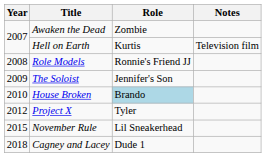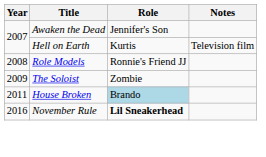(131, 29) Zombie -> (139, 29) Jennifer's Son
(144, 78) Jennifer's Son -> (126, 78) Zombie
(17, 95) 2010 -> (17, 95) 2011
- row: (52, 111)
(17, 128) 2015 -> (17, 111) 2016
(148, 128) normal -> (146, 111) bold
- row: (71, 144)
